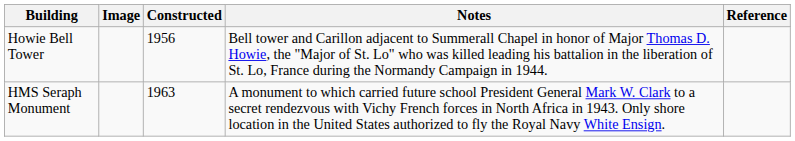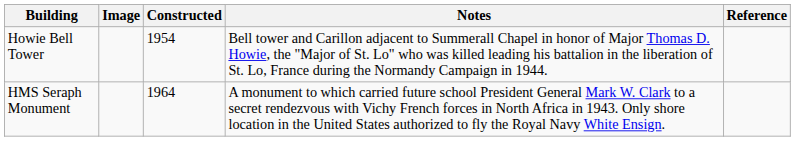(161, 38) 1956 -> (161, 38) 1954
(161, 92) 1963 -> (161, 92) 1964
